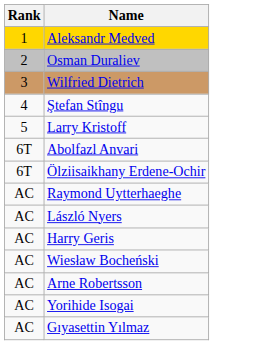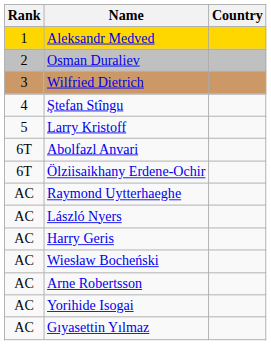+ column: (237, 15)
